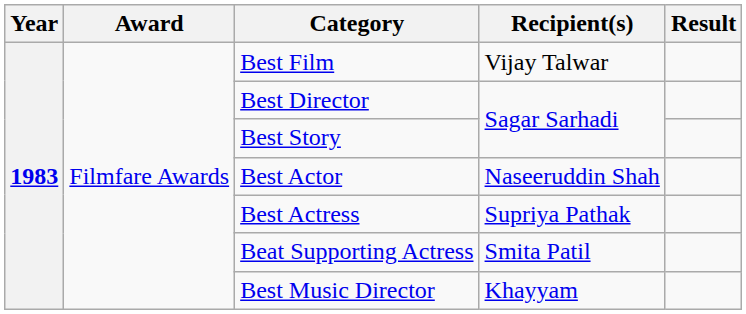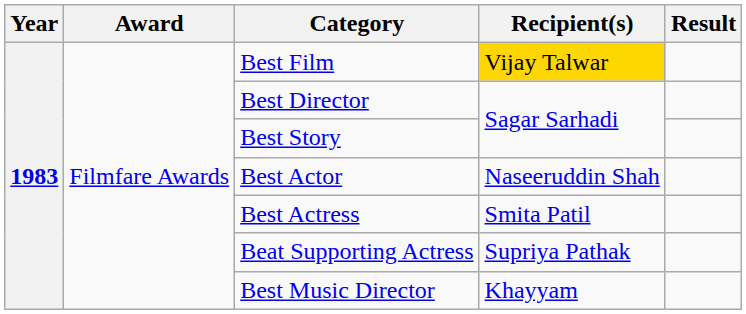(546, 61) no background -> (546, 61) gold background
(558, 213) Supriya Pathak -> (538, 213) Smita Patil
(538, 251) Smita Patil -> (558, 251) Supriya Pathak
